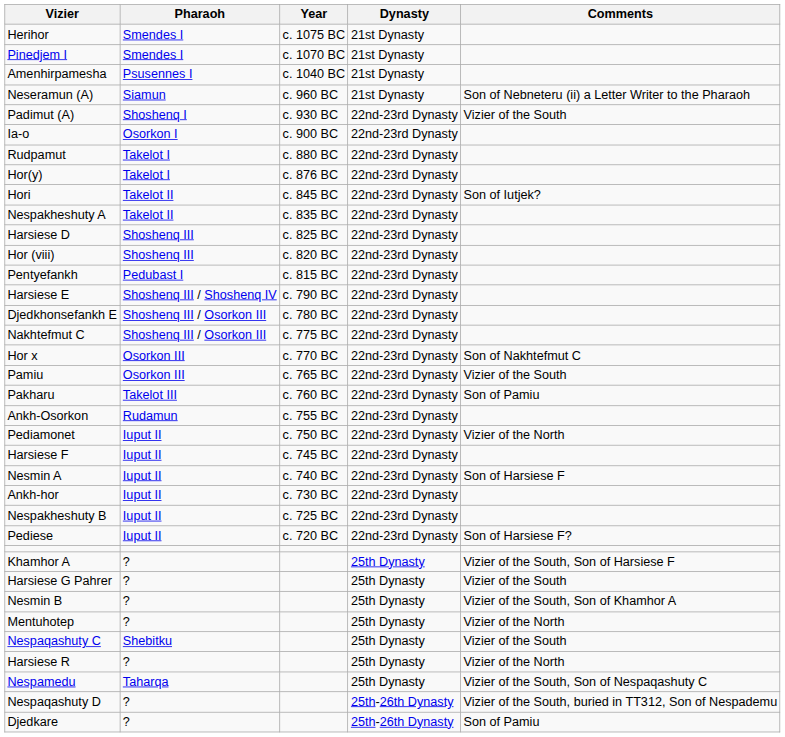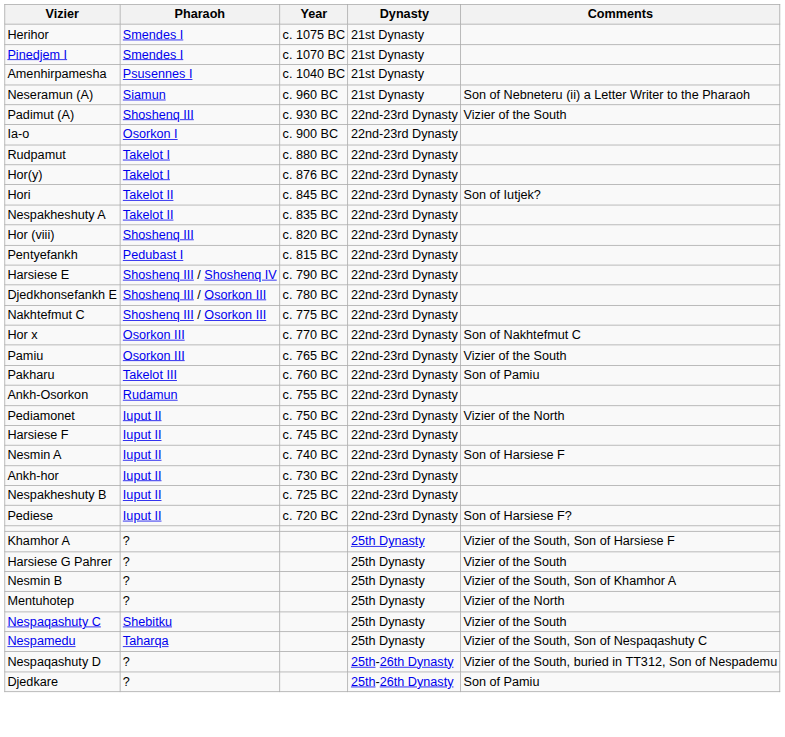(155, 114) Shoshenq I -> (158, 114) Shoshenq III
- row: (39, 235)
- row: (39, 661)
